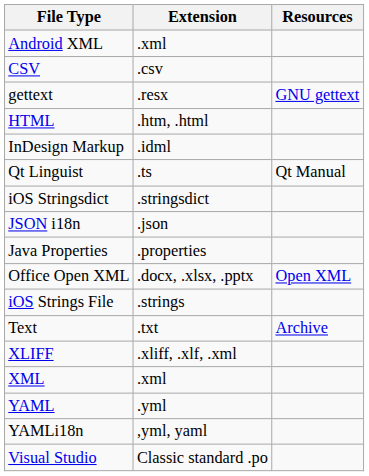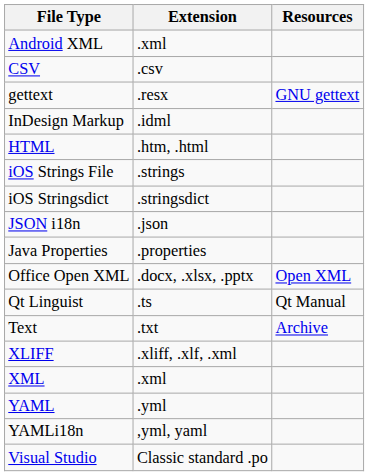rows swapped: (31, 120) <-> (66, 146)
rows swapped: (61, 302) <-> (46, 172)
